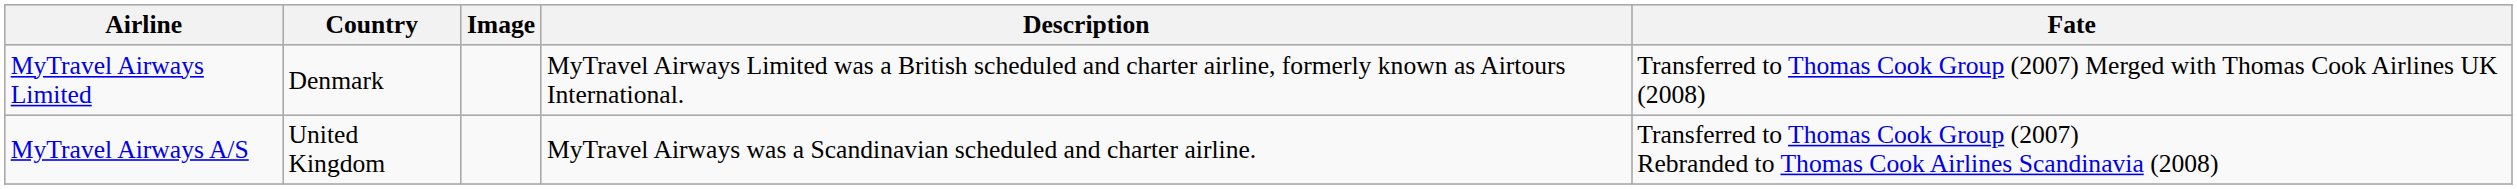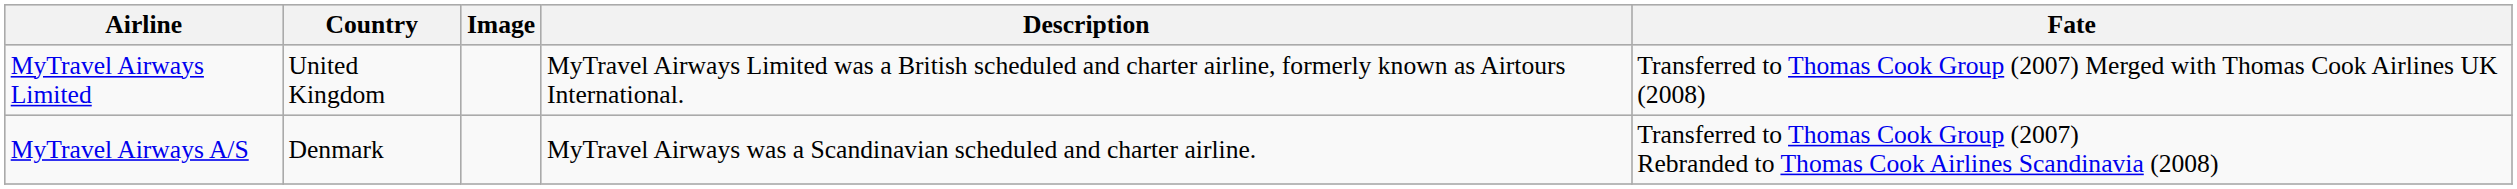(336, 79) Denmark -> (337, 79) United Kingdom
(337, 149) United Kingdom -> (336, 149) Denmark
